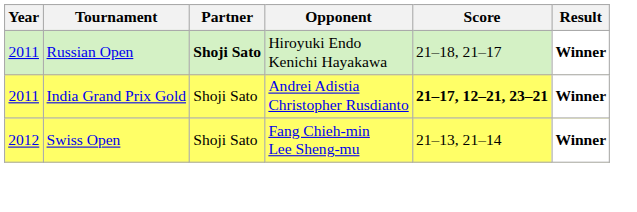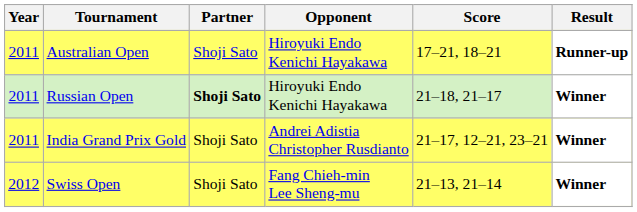+ row: (98, 52)
(482, 96) bold -> (482, 140) normal
